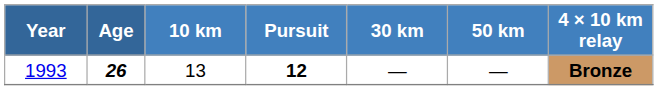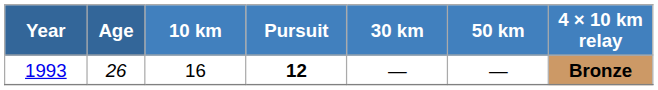(116, 70) bold -> (116, 70) normal
(195, 70) 13 -> (195, 70) 16
